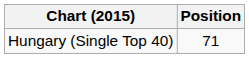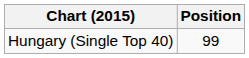(211, 41) 71 -> (211, 41) 99
